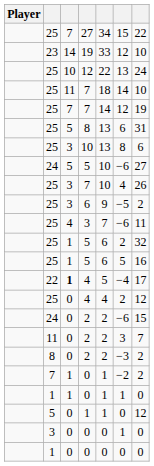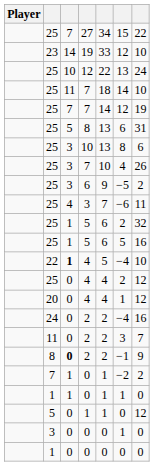- row: (52, 166)
(140, 280) 17 -> (140, 261) 10
+ row: (52, 299)
(122, 318) −6 -> (122, 318) −4
(140, 318) 15 -> (140, 318) 16
(70, 356) normal -> (70, 356) bold
(122, 356) −3 -> (122, 356) −1
(140, 356) 2 -> (140, 356) 9
